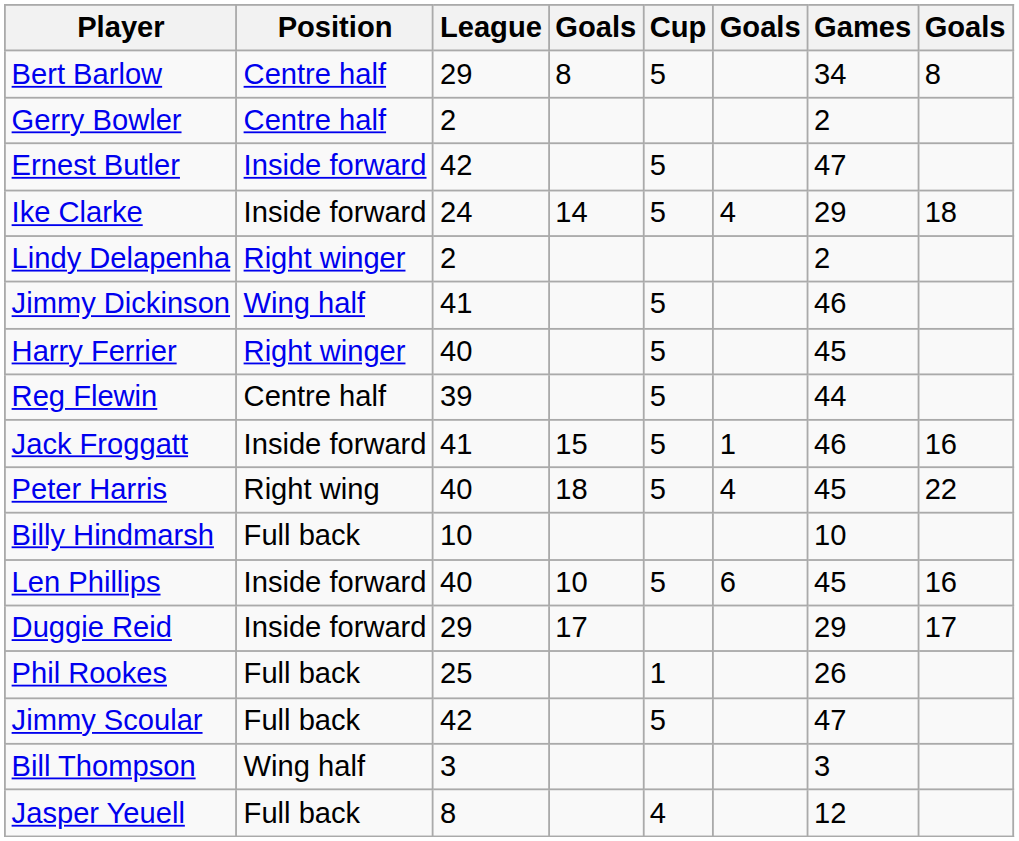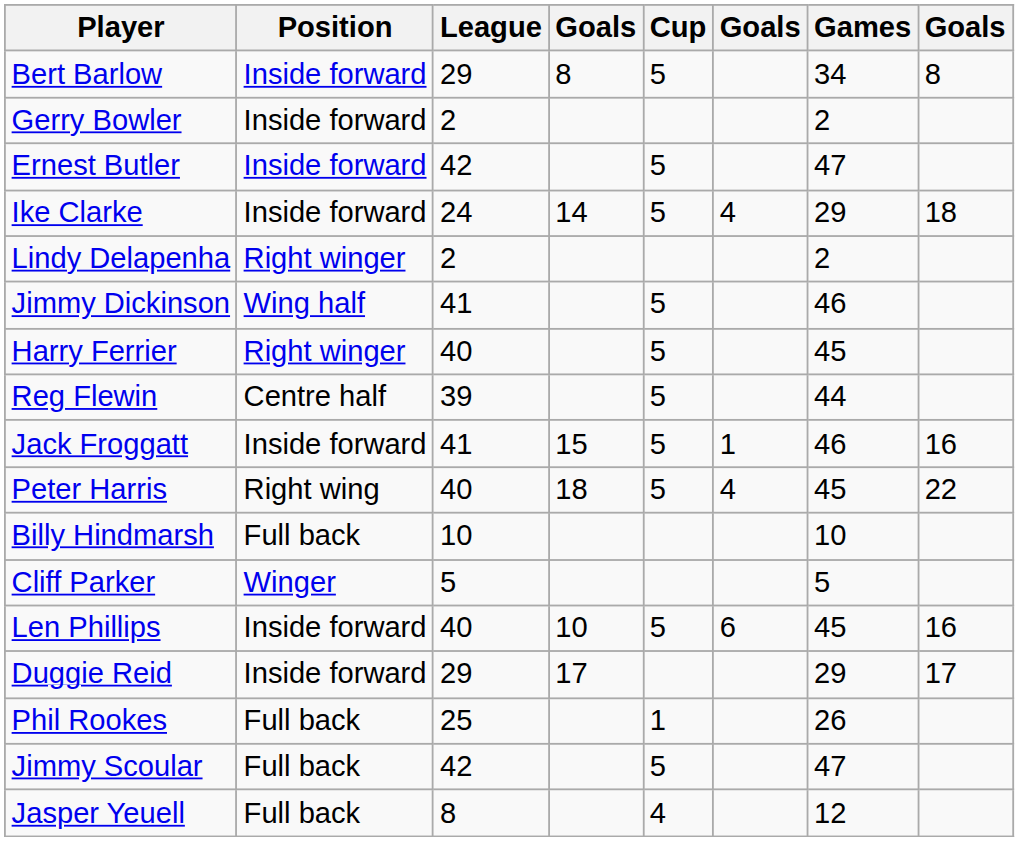(315, 73) Centre half -> (335, 73) Inside forward
(315, 119) Centre half -> (335, 119) Inside forward
+ row: (83, 581)
- row: (104, 766)
